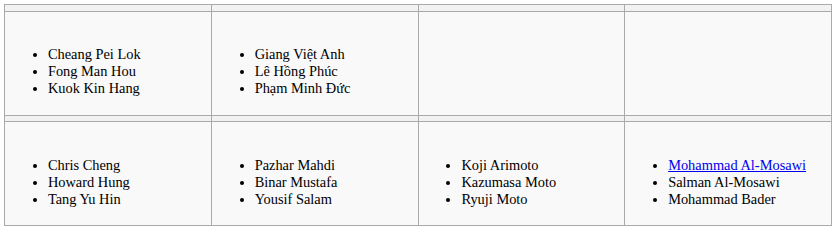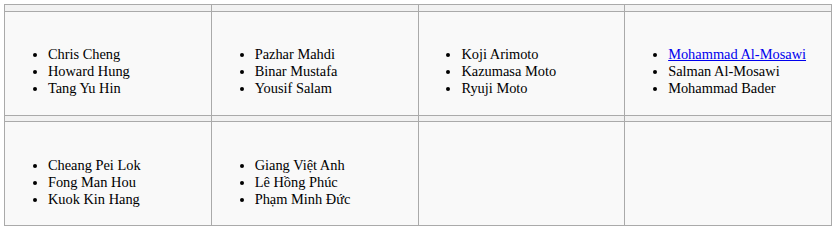rows swapped: (108, 182) <-> (108, 72)
